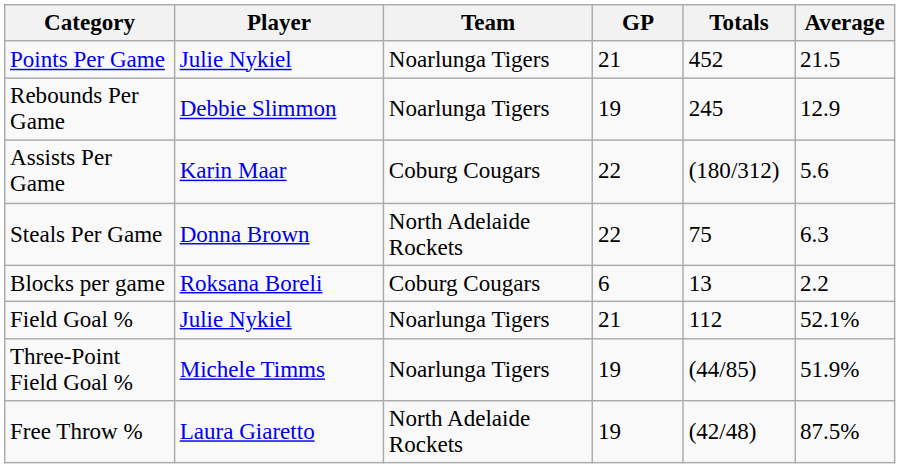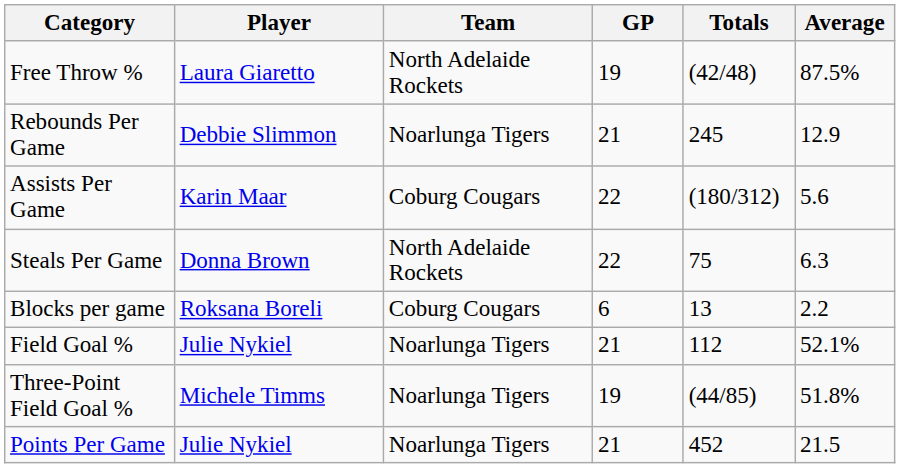rows swapped: (87, 59) <-> (76, 431)
(610, 108) 19 -> (610, 134) 21
(830, 369) 51.9% -> (830, 395) 51.8%
